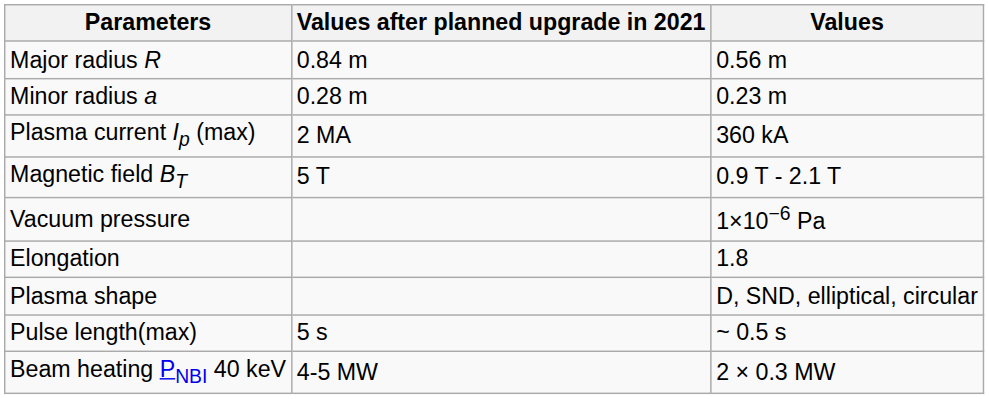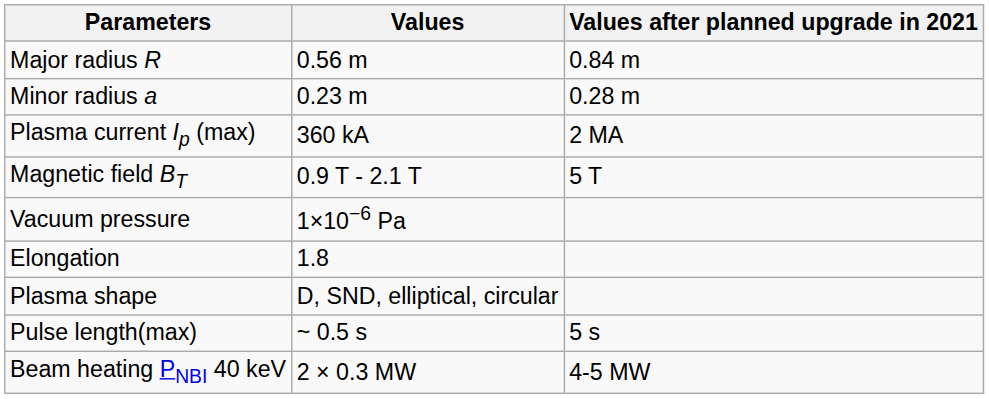columns swapped: (847, 22) <-> (501, 22)
